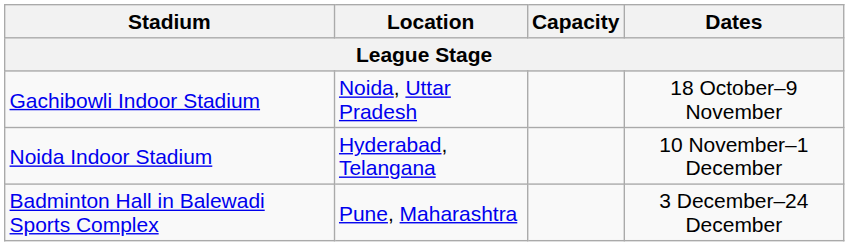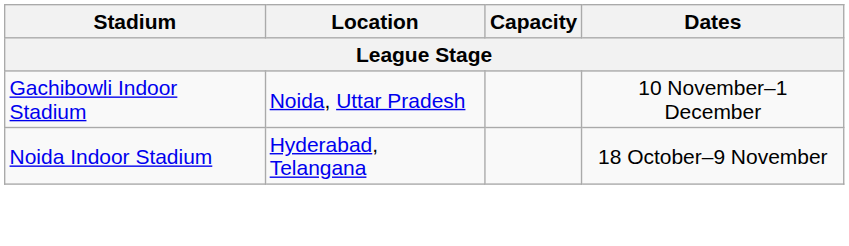(734, 100) 18 October–9 November -> (713, 100) 10 November–1 December
(734, 156) 10 November–1 December -> (713, 156) 18 October–9 November
- row: (137, 213)
